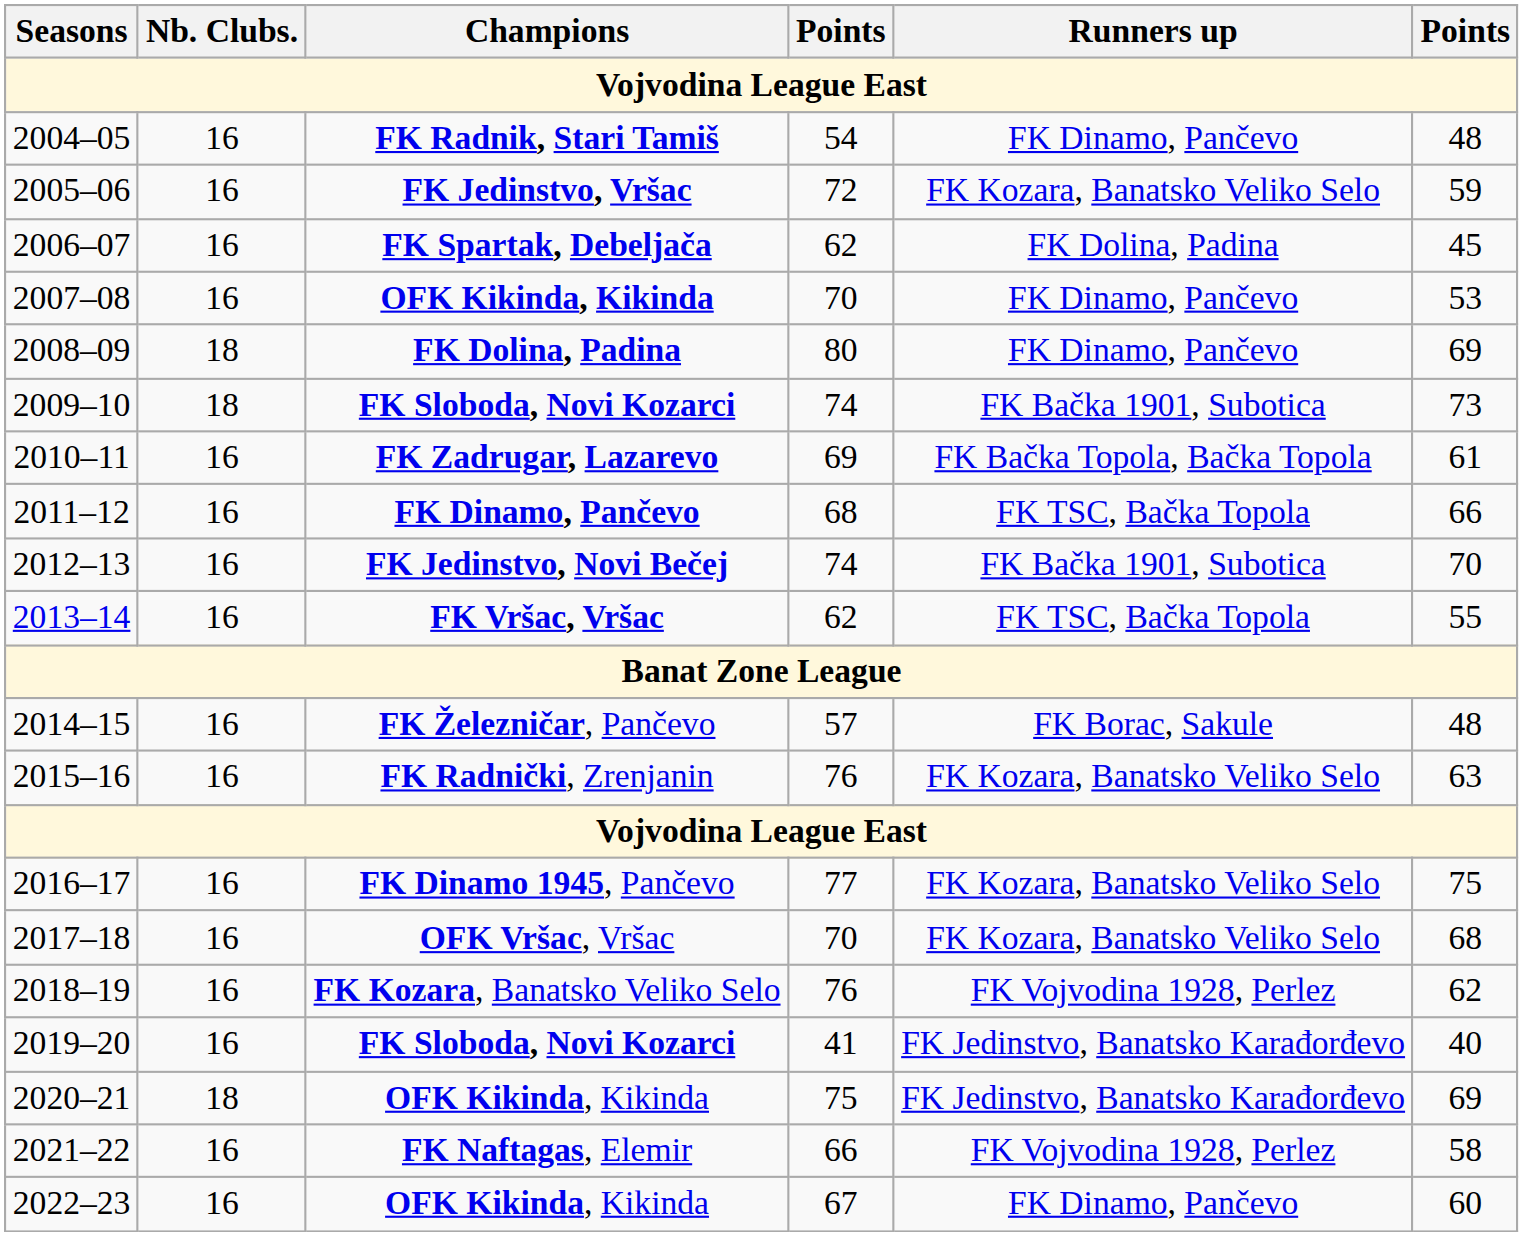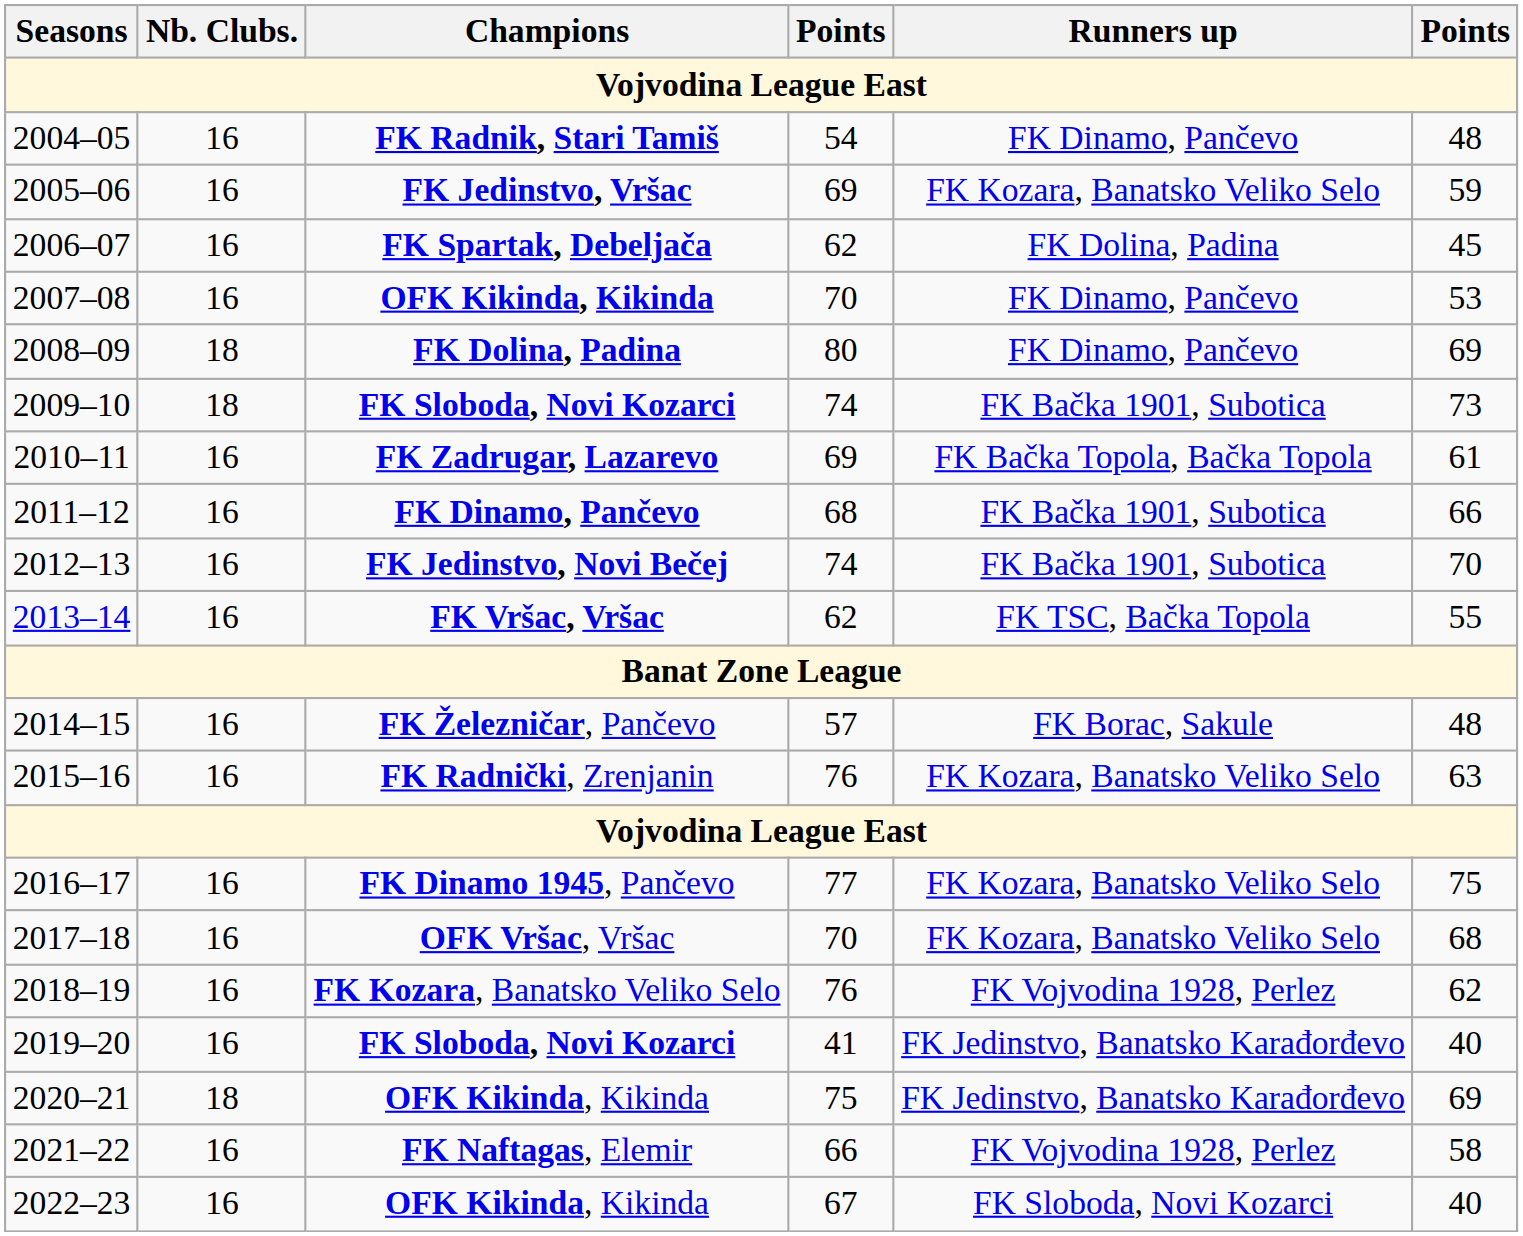(841, 191) 72 -> (841, 191) 69
(1153, 510) FK TSC, Bačka Topola -> (1153, 510) FK Bačka 1901, Subotica
(1153, 1203) FK Dinamo, Pančevo -> (1153, 1203) FK Sloboda, Novi Kozarci
(1465, 1203) 60 -> (1465, 1203) 40
